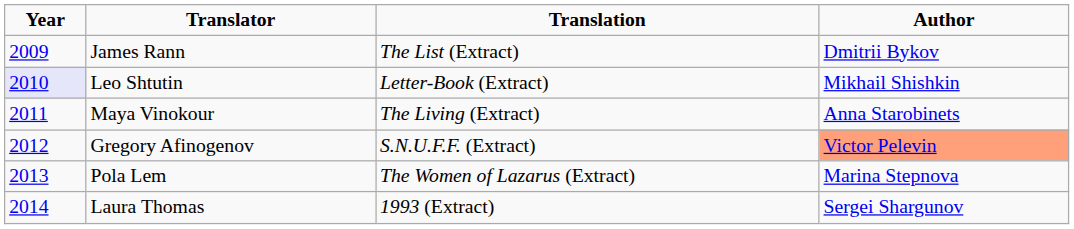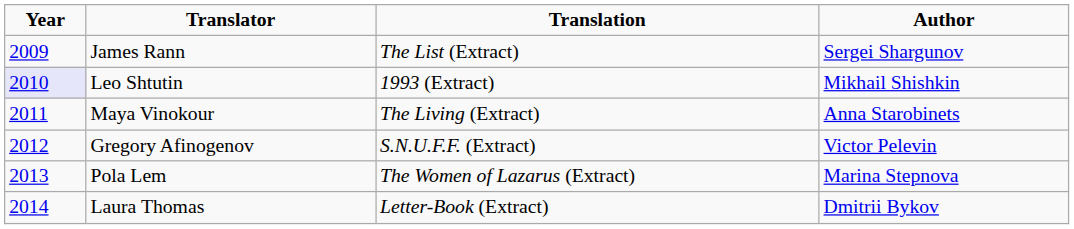(881, 51) Dmitrii Bykov -> (893, 51) Sergei Shargunov
(464, 82) Letter-Book (Extract) -> (437, 82) 1993 (Extract)
(880, 144) lightsalmon background -> (880, 144) no background
(437, 207) 1993 (Extract) -> (464, 207) Letter-Book (Extract)
(893, 207) Sergei Shargunov -> (881, 207) Dmitrii Bykov
